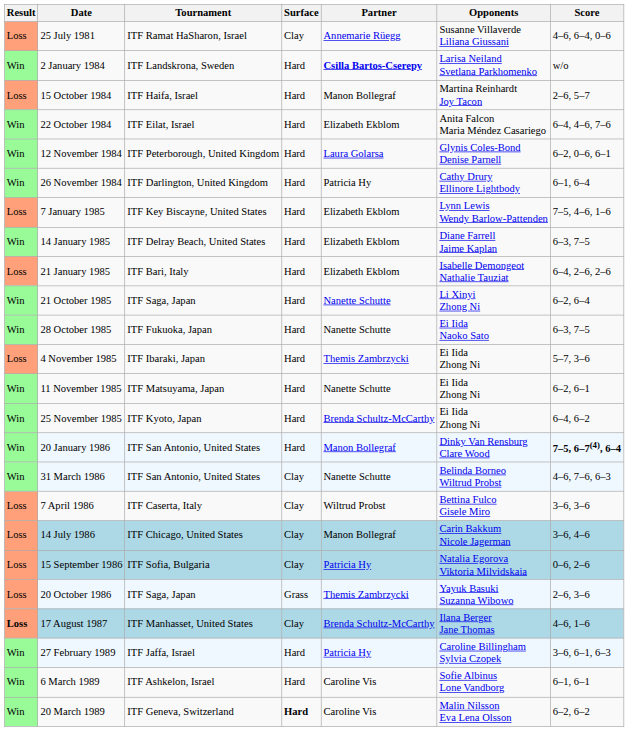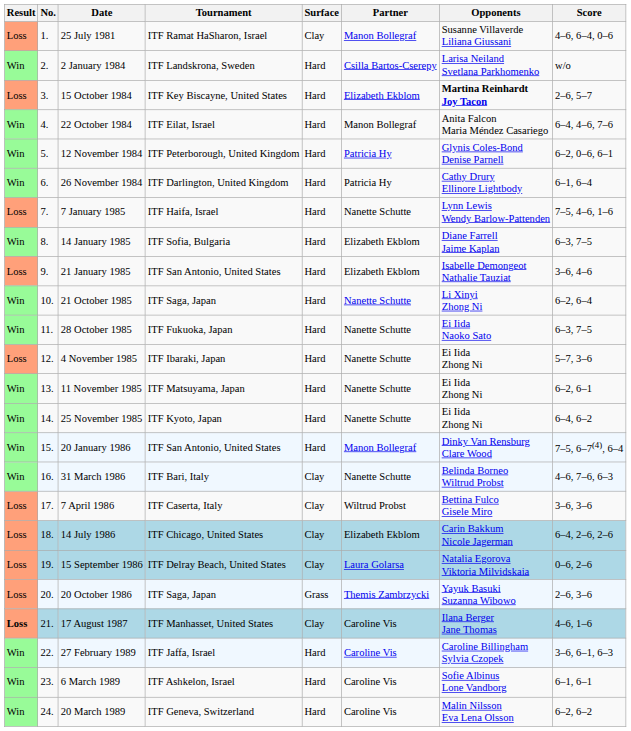+ column: (48, 12)
(362, 35) Annemarie Rüegg -> (380, 35) Manon Bollegraf
(373, 65) bold -> (390, 65) normal
(163, 94) ITF Haifa, Israel -> (217, 94) ITF Key Biscayne, United States
(360, 94) Manon Bollegraf -> (382, 94) Elizabeth Ekblom
(478, 94) normal -> (485, 94) bold
(361, 123) Elizabeth Ekblom -> (380, 123) Manon Bollegraf
(354, 153) Laura Golarsa -> (368, 153) Patricia Hy
(197, 212) ITF Key Biscayne, United States -> (183, 212) ITF Haifa, Israel
(361, 212) Elizabeth Ekblom -> (377, 212) Nanette Schutte
(196, 241) ITF Delray Beach, United States -> (189, 241) ITF Sofia, Bulgaria
(158, 270) ITF Bari, Italy -> (214, 270) ITF San Antonio, United States
(582, 270) 6–4, 2–6, 2–6 -> (573, 270) 3–6, 4–6
(366, 358) Themis Zambrzycki -> (377, 358) Nanette Schutte
(379, 417) Brenda Schultz-McCarthy -> (377, 417) Nanette Schutte
(587, 446) bold -> (589, 446) normal
(194, 476) ITF San Antonio, United States -> (178, 476) ITF Bari, Italy
(360, 535) Manon Bollegraf -> (382, 535) Elizabeth Ekblom
(571, 535) 3–6, 4–6 -> (584, 535) 6–4, 2–6, 2–6
(169, 564) ITF Sofia, Bulgaria -> (217, 564) ITF Delray Beach, United States
(347, 564) Patricia Hy -> (374, 564) Laura Golarsa
(379, 623) Brenda Schultz-McCarthy -> (370, 623) Caroline Vis
(347, 652) Patricia Hy -> (370, 652) Caroline Vis
(296, 711) bold -> (315, 711) normal
